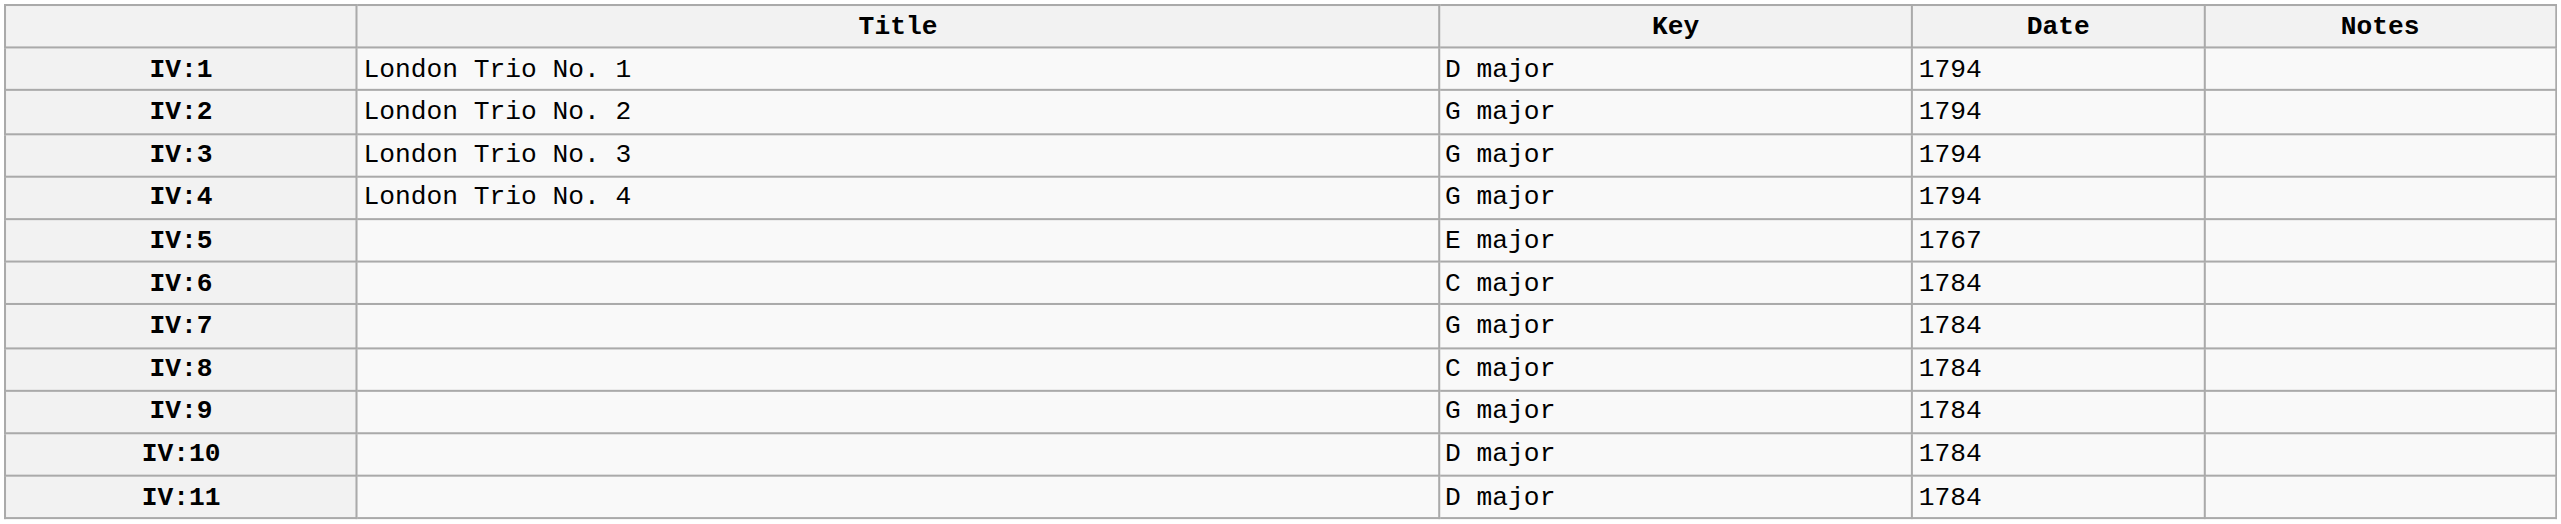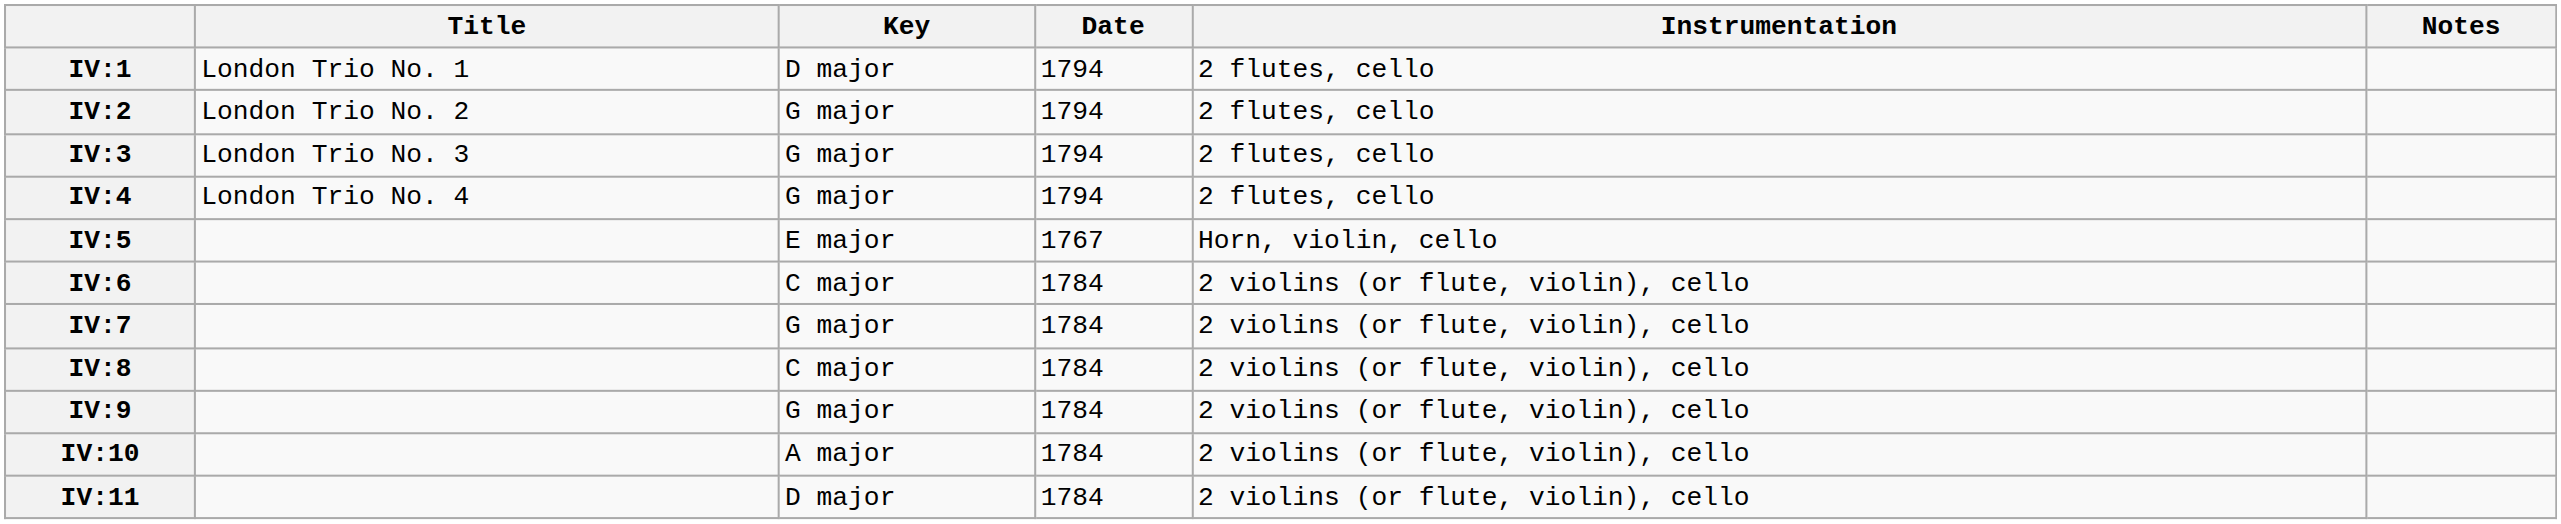+ column: (1779, 26)
(1500, 454) D major -> (840, 454) A major
